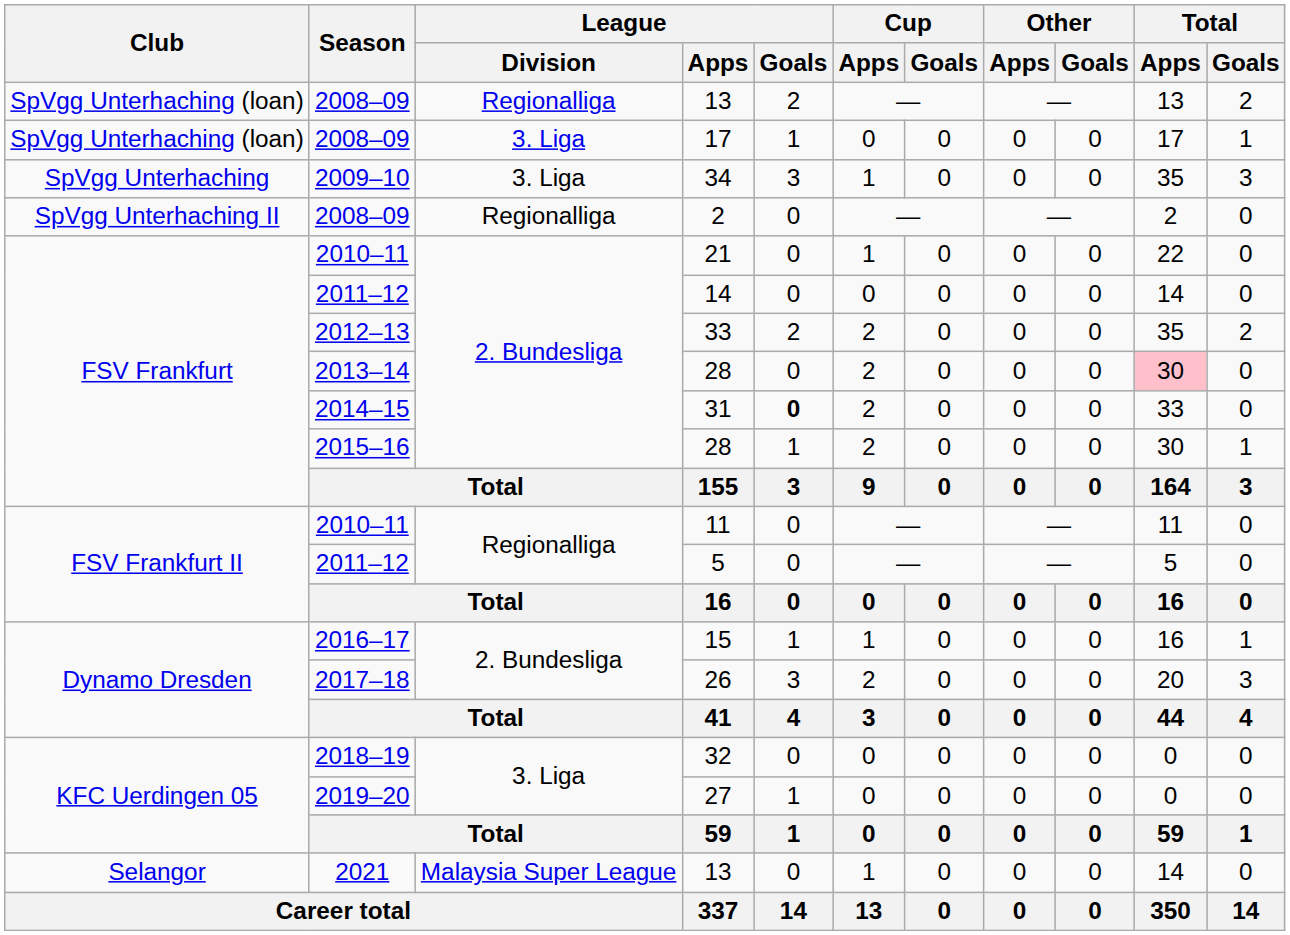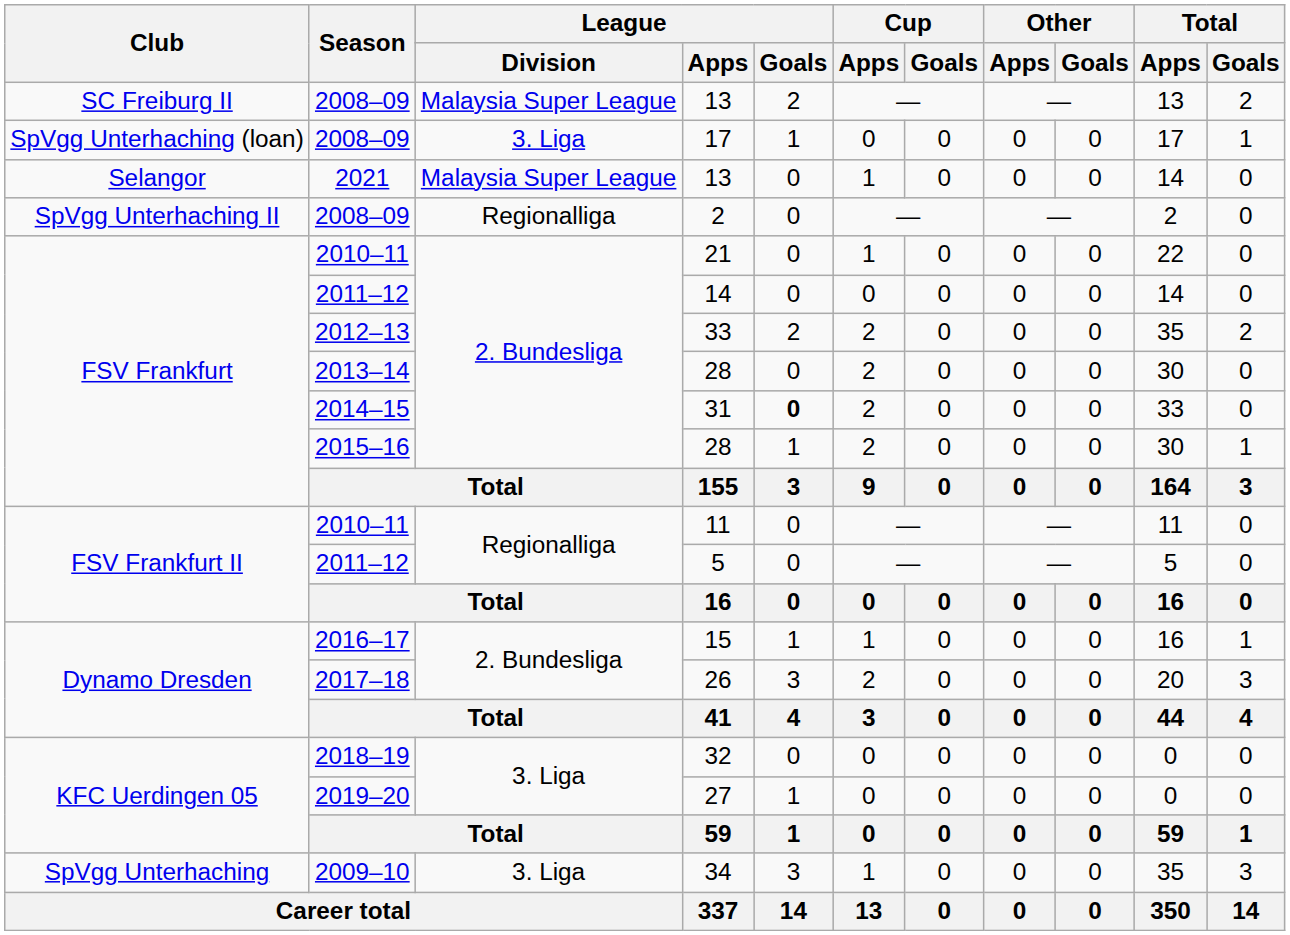(157, 100) SpVgg Unterhaching (loan) -> (157, 100) SC Freiburg II
(549, 100) Regionalliga -> (549, 100) Malaysia Super League
rows swapped: (362, 178) <-> (362, 872)
(1170, 370) pink background -> (1170, 370) no background
